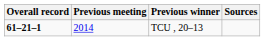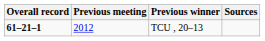(83, 28) 2014 -> (83, 28) 2012
